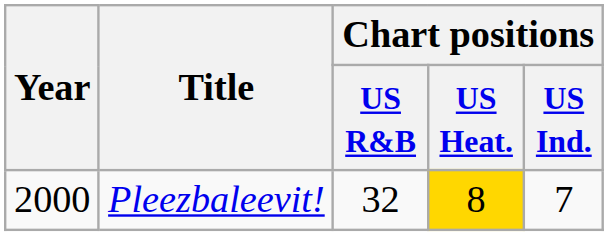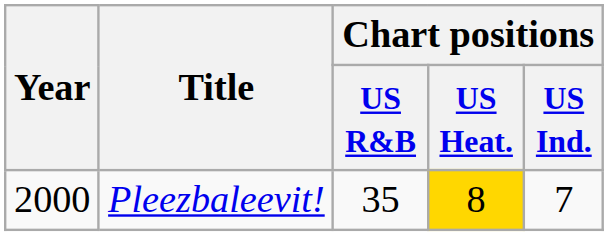(381, 199) 32 -> (381, 199) 35
